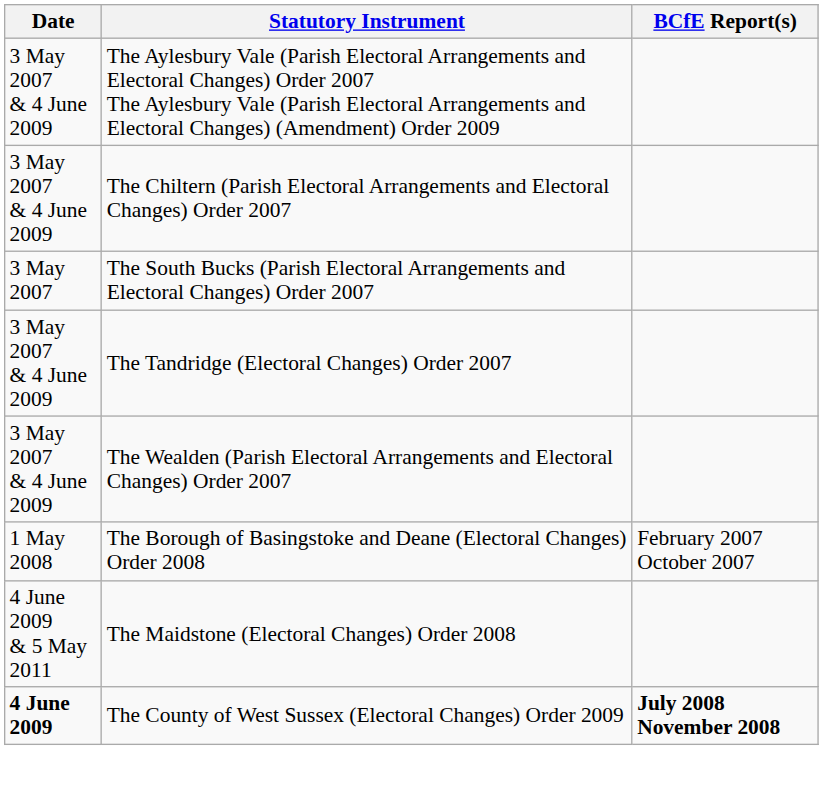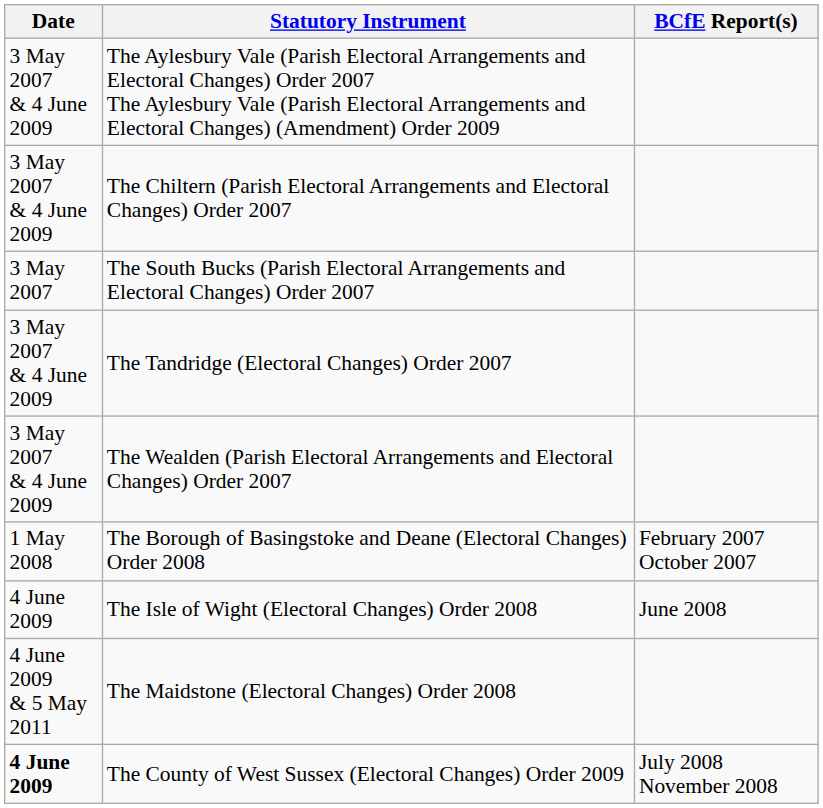+ row: (322, 609)
(709, 715) bold -> (708, 773) normal
